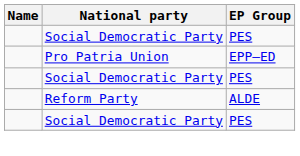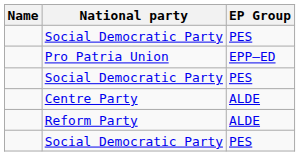+ row: (91, 99)
